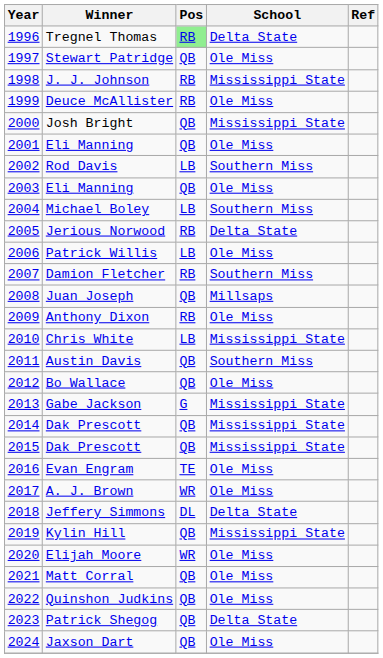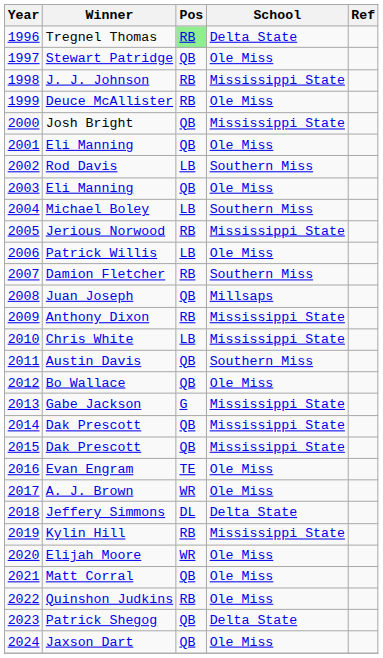(253, 231) Delta State -> (277, 231) Mississippi State
(241, 318) Ole Miss -> (277, 318) Mississippi State
(187, 534) QB -> (187, 534) RB
(187, 599) QB -> (187, 599) RB
